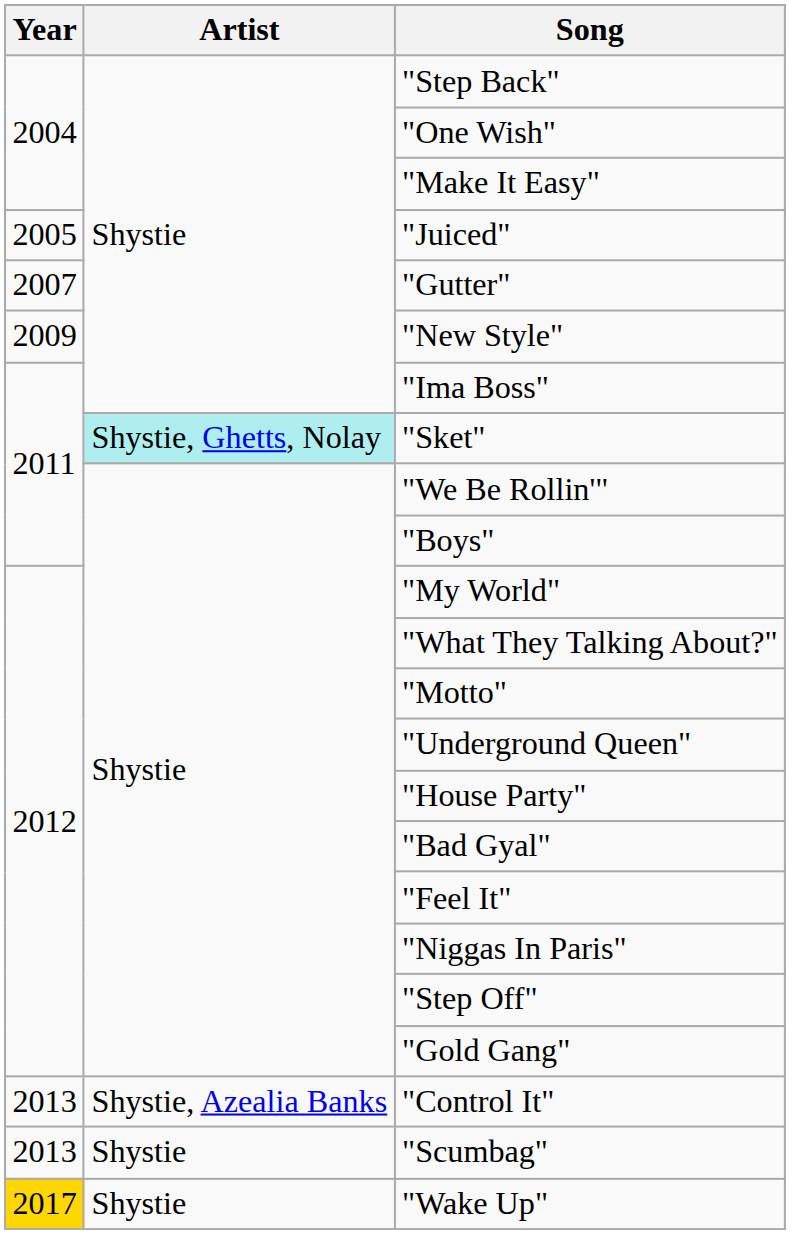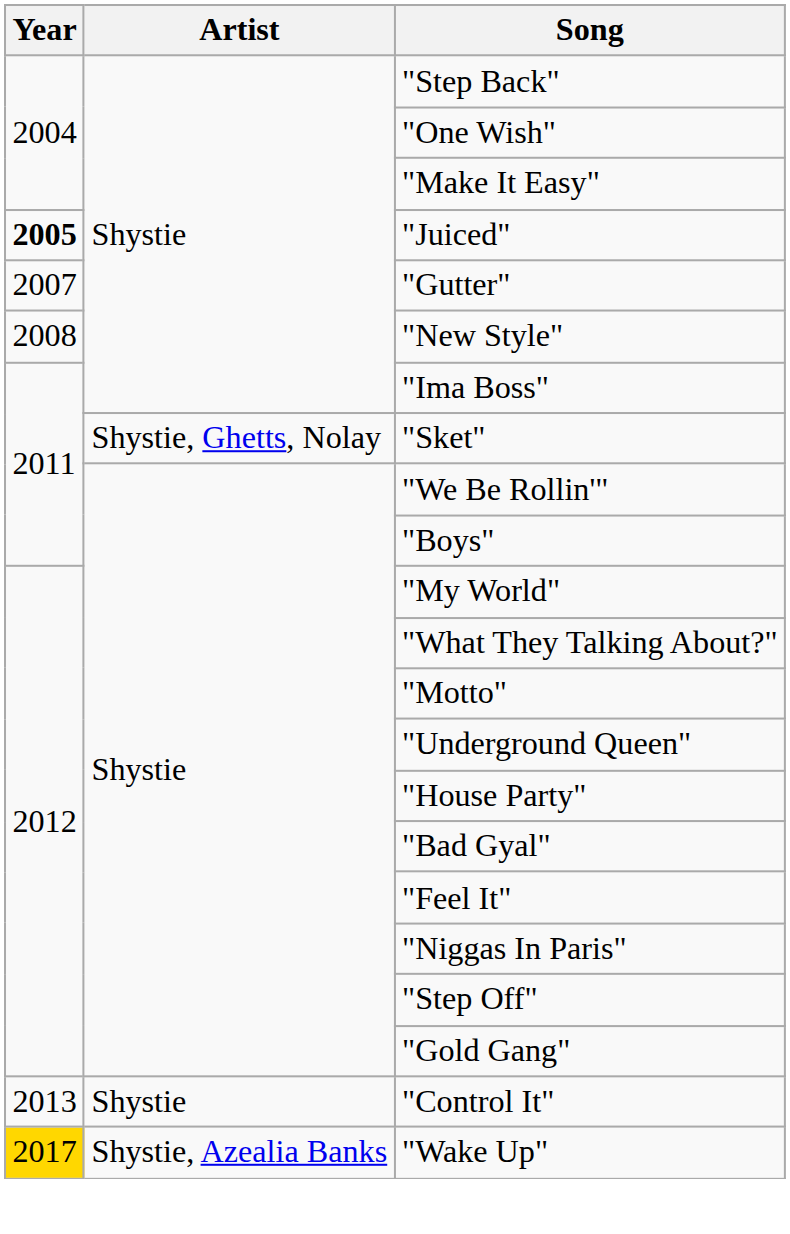(45, 234) normal -> (45, 234) bold
(45, 336) 2009 -> (45, 336) 2008
(236, 438) paleturquoise background -> (236, 438) no background
(239, 1101) Shystie, Azealia Banks -> (139, 1101) Shystie
- row: (475, 1152)
(139, 1203) Shystie -> (239, 1152) Shystie, Azealia Banks
